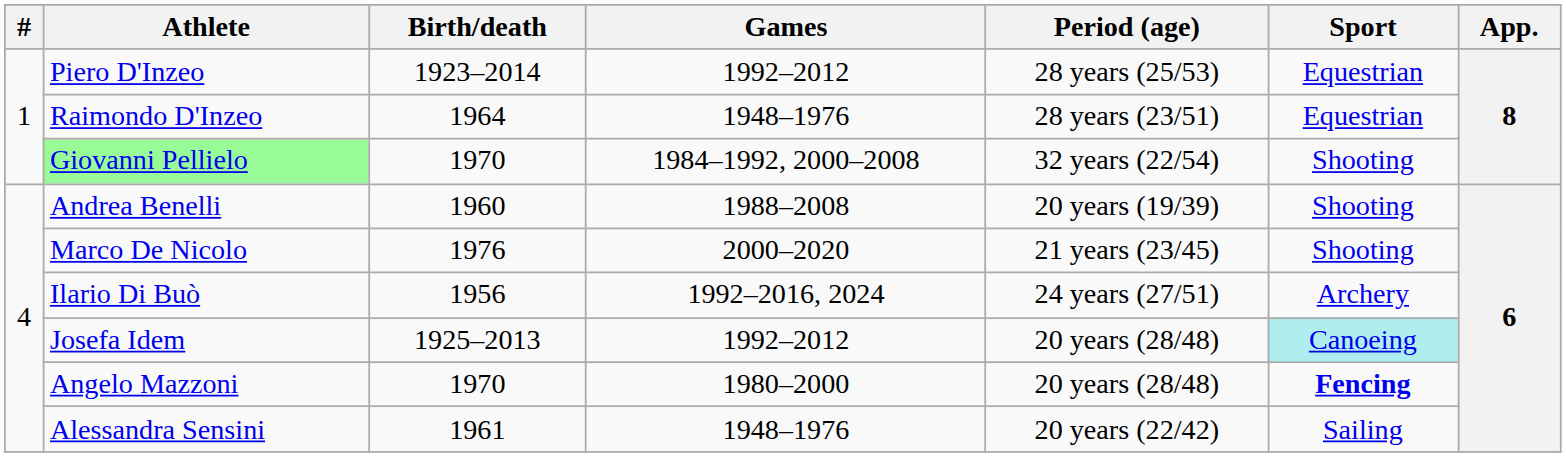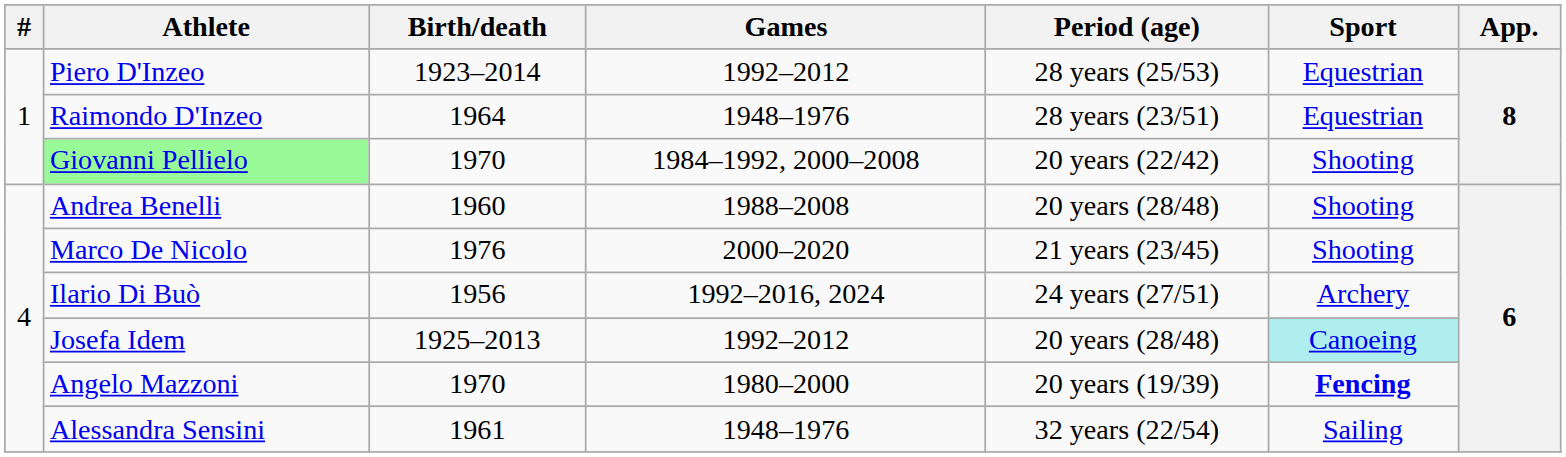(1127, 160) 32 years (22/54) -> (1127, 160) 20 years (22/42)
(1127, 205) 20 years (19/39) -> (1127, 205) 20 years (28/48)
(1127, 384) 20 years (28/48) -> (1127, 384) 20 years (19/39)
(1127, 428) 20 years (22/42) -> (1127, 428) 32 years (22/54)
